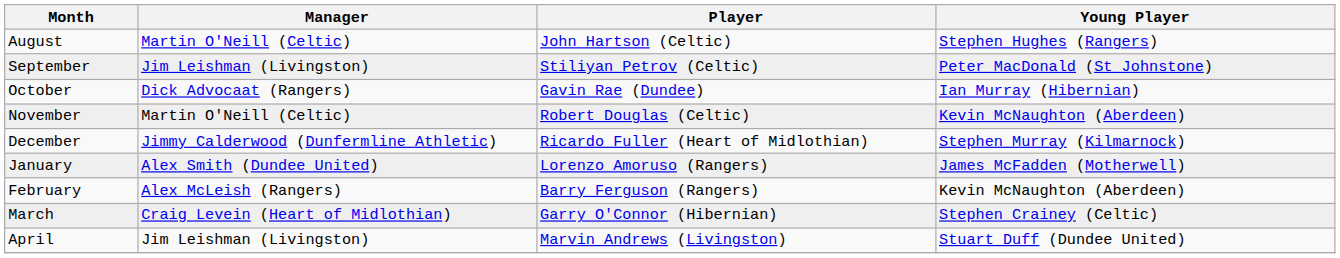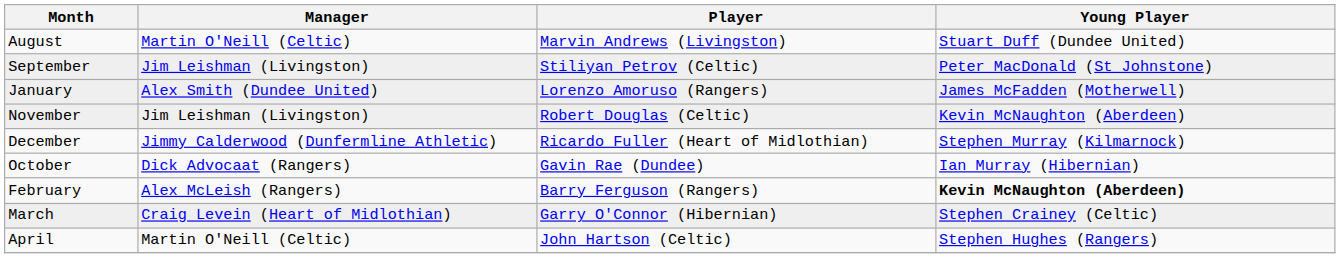(636, 42) John Hartson (Celtic) -> (663, 42) Marvin Andrews (Livingston)
(1049, 42) Stephen Hughes (Rangers) -> (1062, 42) Stuart Duff (Dundee United)
rows swapped: (40, 91) <-> (40, 166)
(246, 116) Martin O'Neill (Celtic) -> (255, 116) Jim Leishman (Livingston)
(1062, 191) normal -> (1062, 191) bold
(255, 240) Jim Leishman (Livingston) -> (246, 240) Martin O'Neill (Celtic)
(663, 240) Marvin Andrews (Livingston) -> (636, 240) John Hartson (Celtic)
(1062, 240) Stuart Duff (Dundee United) -> (1049, 240) Stephen Hughes (Rangers)
